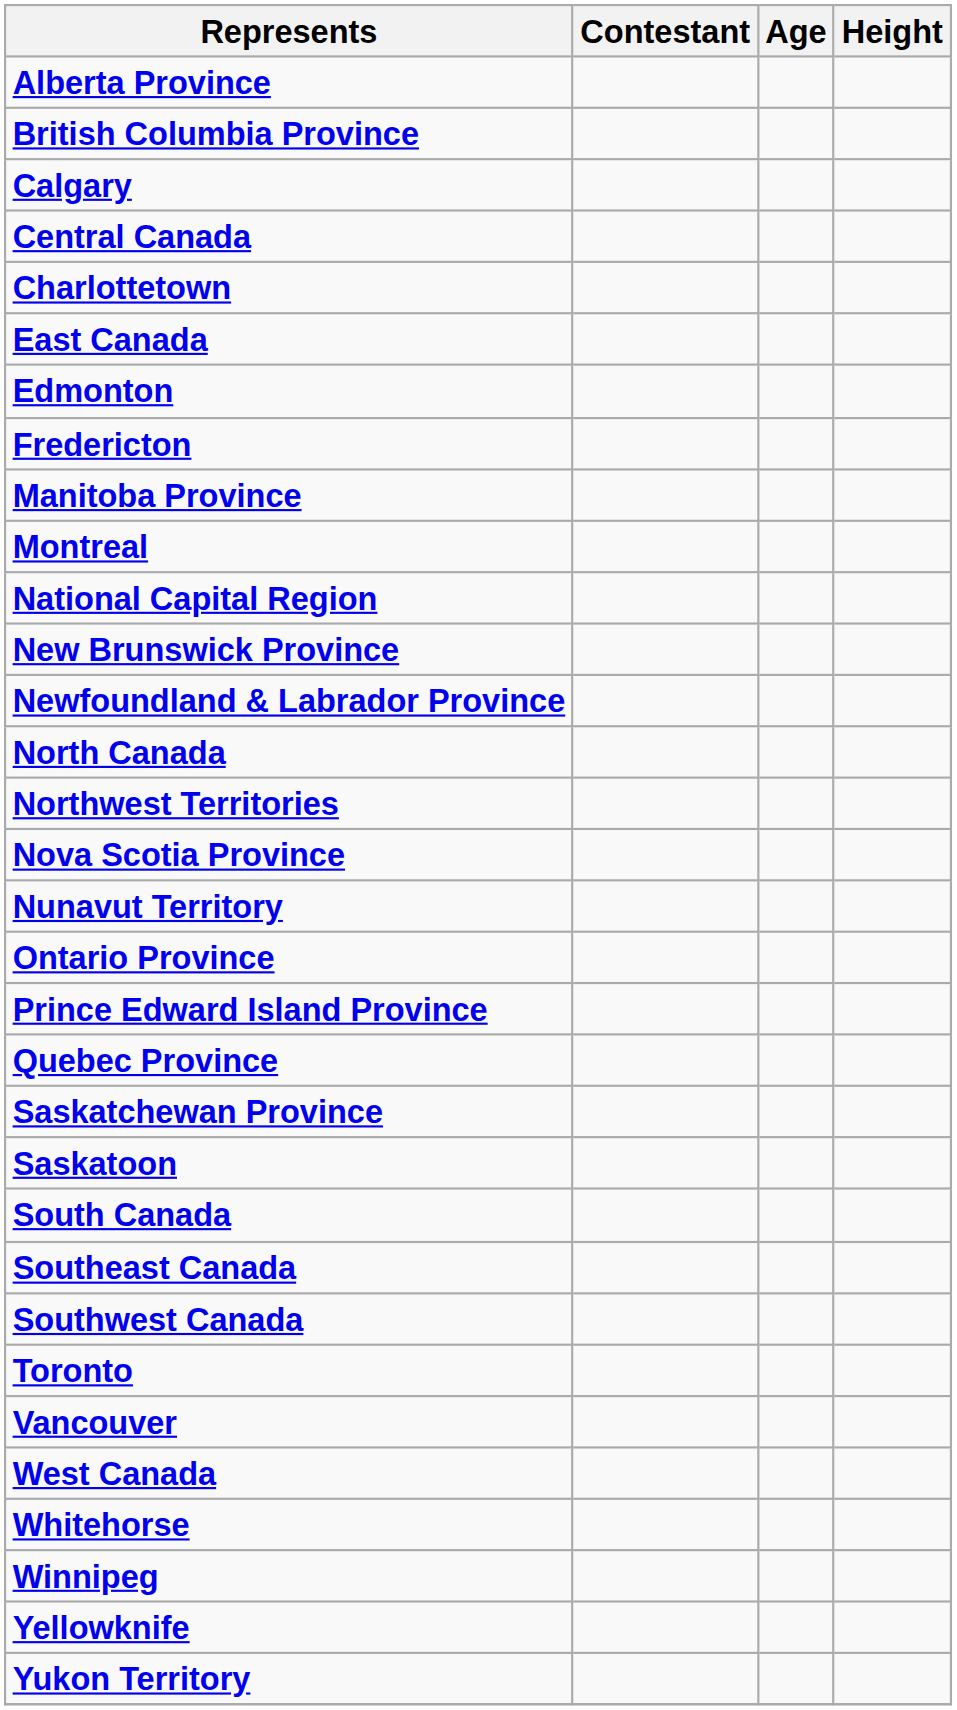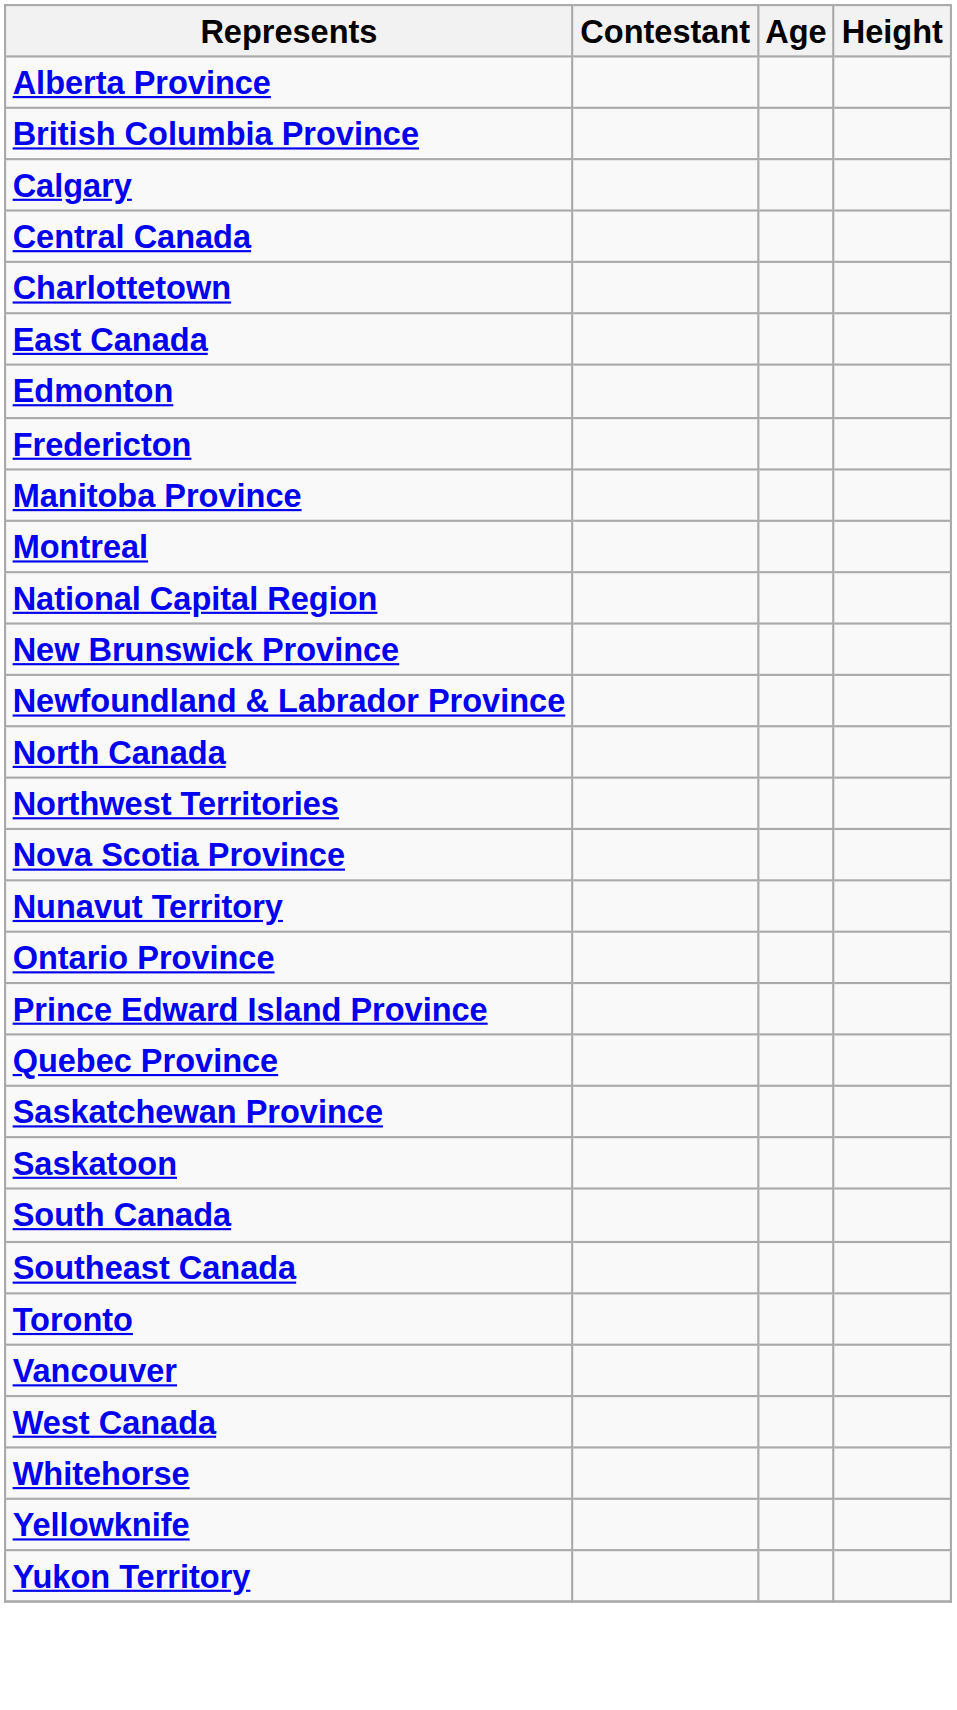- row: (158, 1318)
- row: (86, 1576)
